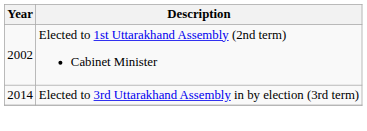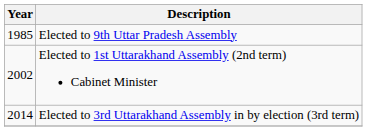+ row: (138, 34)
